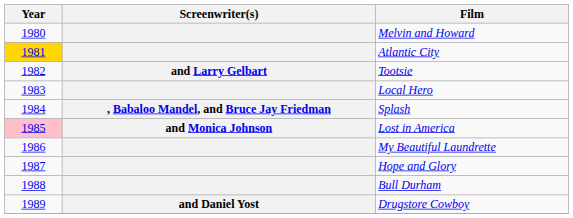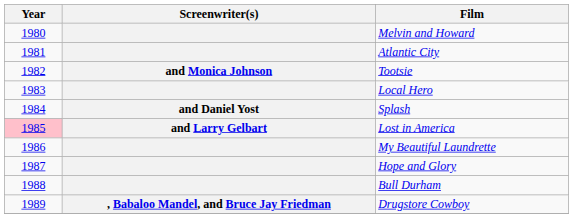(33, 52) gold background -> (33, 52) no background
(219, 71) and Larry Gelbart -> (219, 71) and Monica Johnson
(219, 109) , Babaloo Mandel, and Bruce Jay Friedman -> (219, 109) and Daniel Yost
(219, 128) and Monica Johnson -> (219, 128) and Larry Gelbart
(219, 204) and Daniel Yost -> (219, 204) , Babaloo Mandel, and Bruce Jay Friedman
